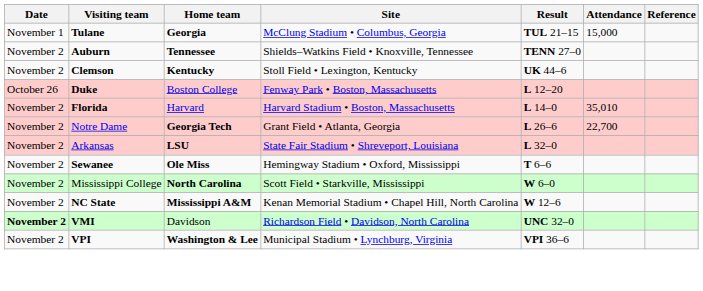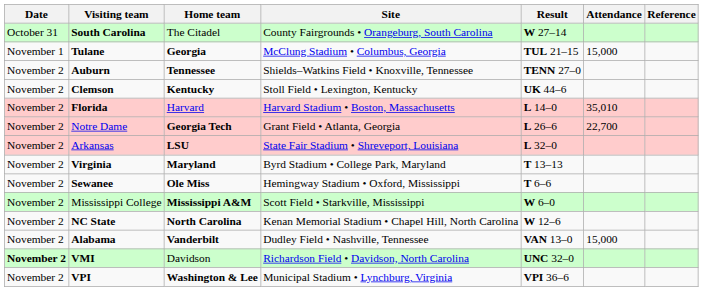+ row: (108, 32)
- row: (84, 89)
+ row: (91, 164)
(204, 183) North Carolina -> (209, 202) Mississippi A&M
(209, 202) Mississippi A&M -> (204, 220) North Carolina
+ row: (93, 239)
